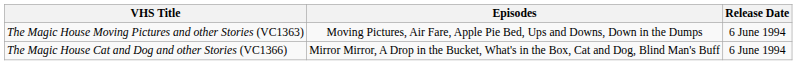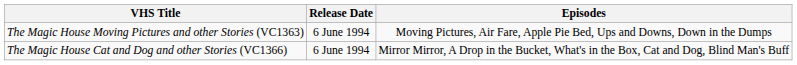columns swapped: (757, 13) <-> (515, 13)
